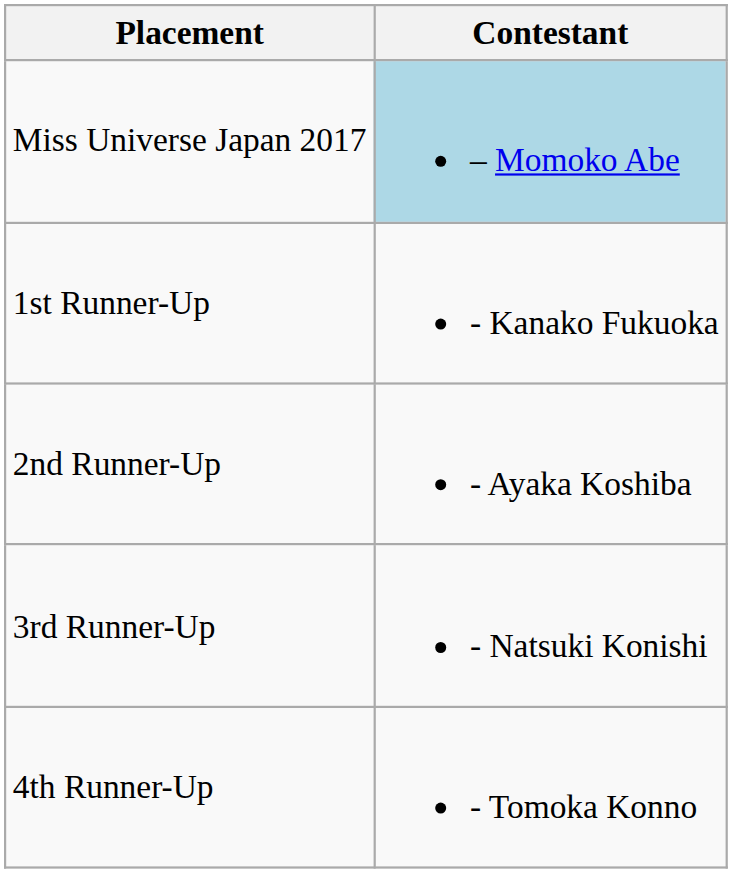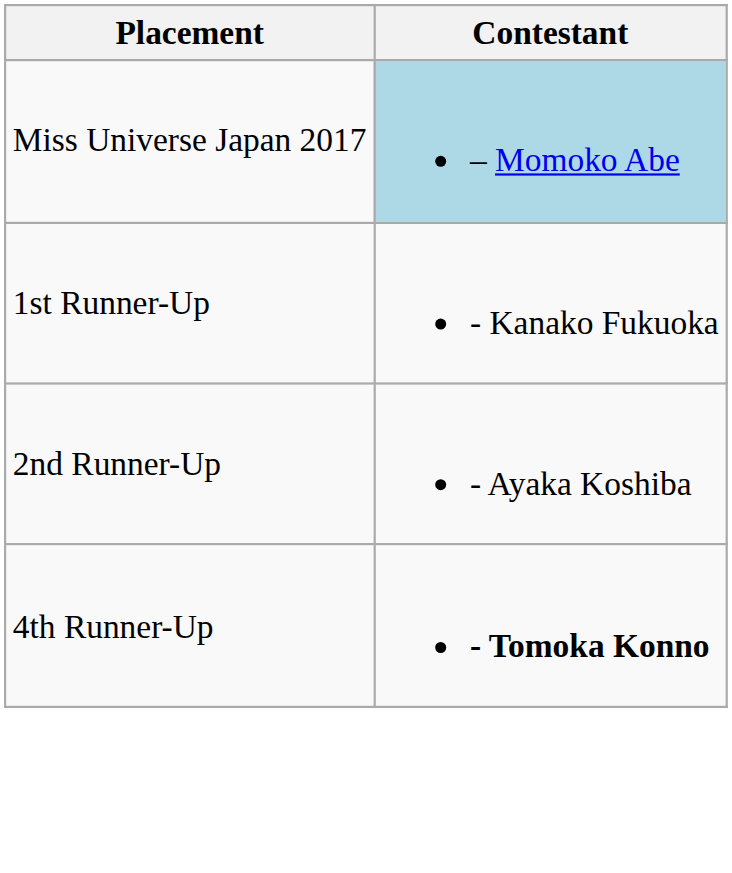- row: (114, 625)
(550, 807) normal -> (550, 646) bold
